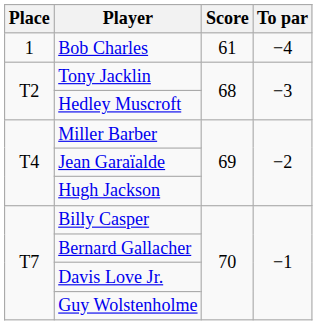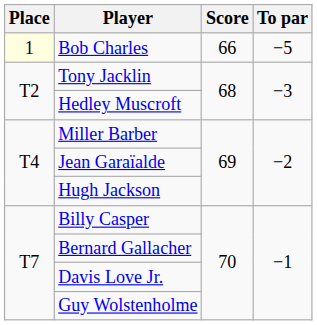(29, 47) no background -> (29, 47) lightyellow background
(227, 47) 61 -> (227, 47) 66
(283, 47) −4 -> (283, 47) −5
